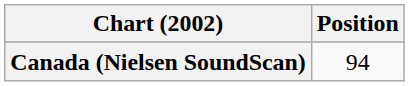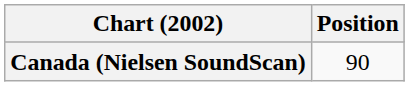(358, 61) 94 -> (358, 61) 90
